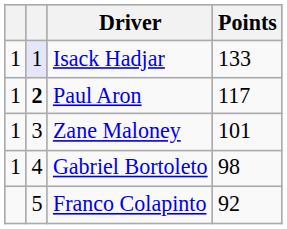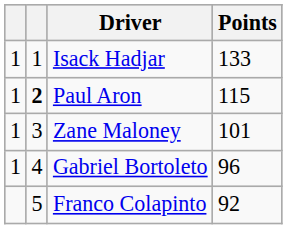(37, 58) lavender background -> (37, 58) no background
(234, 94) 117 -> (234, 94) 115
(229, 167) 98 -> (229, 167) 96
